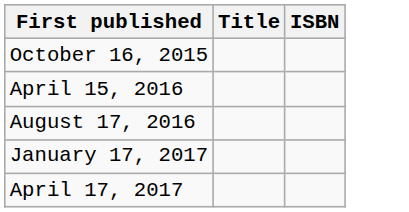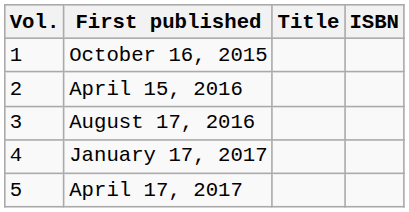+ column: (35, 22)
